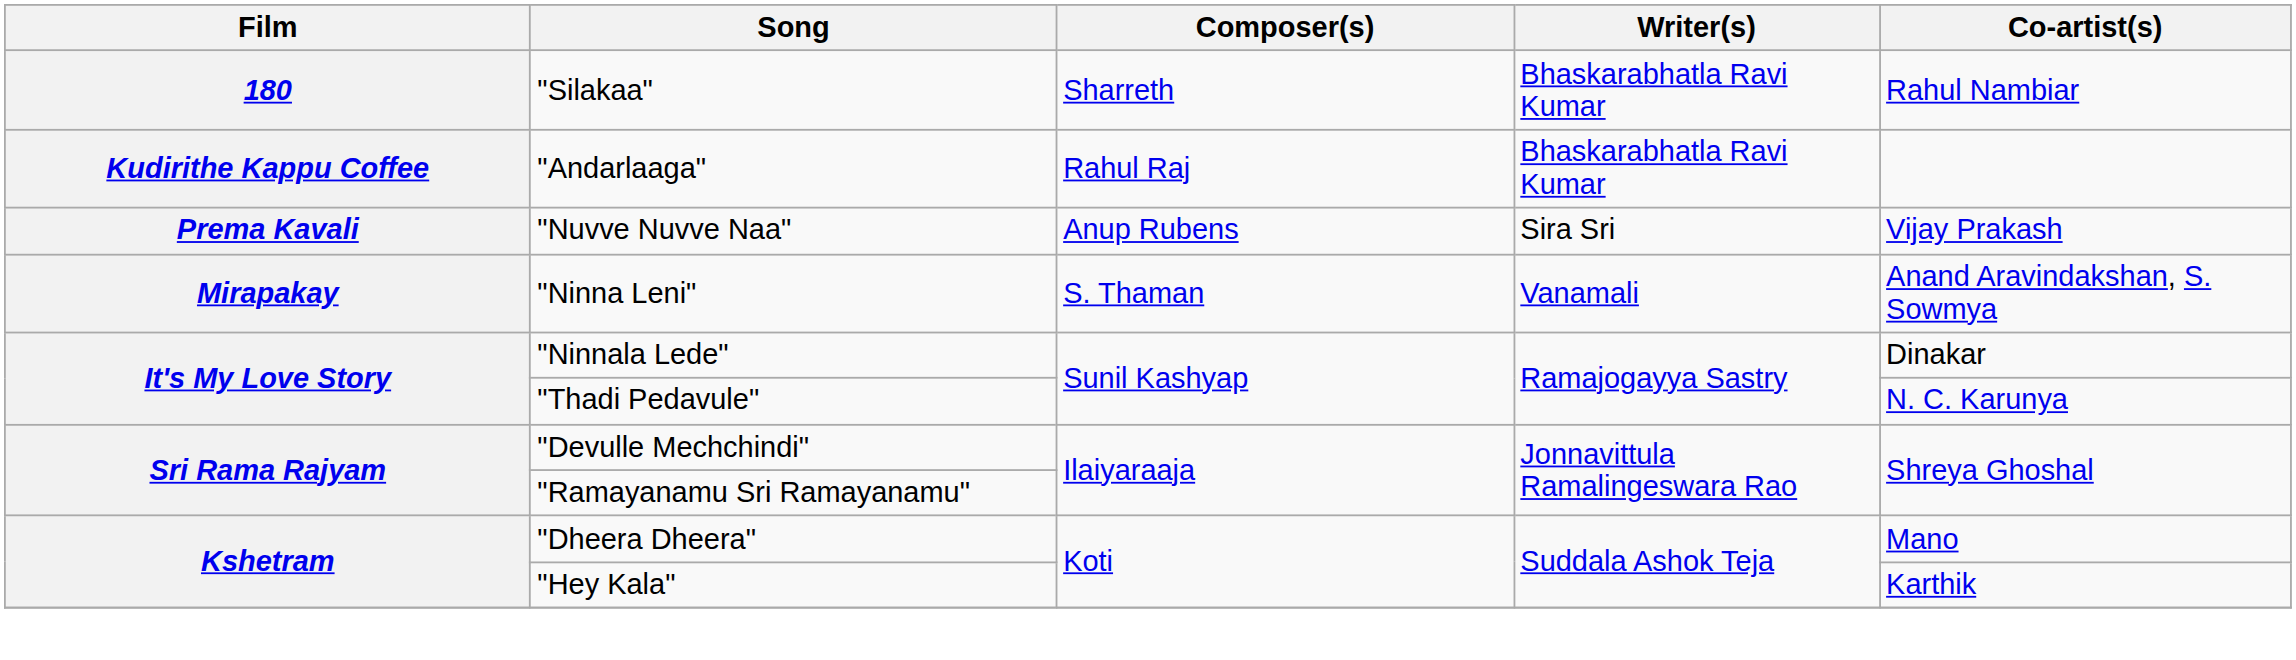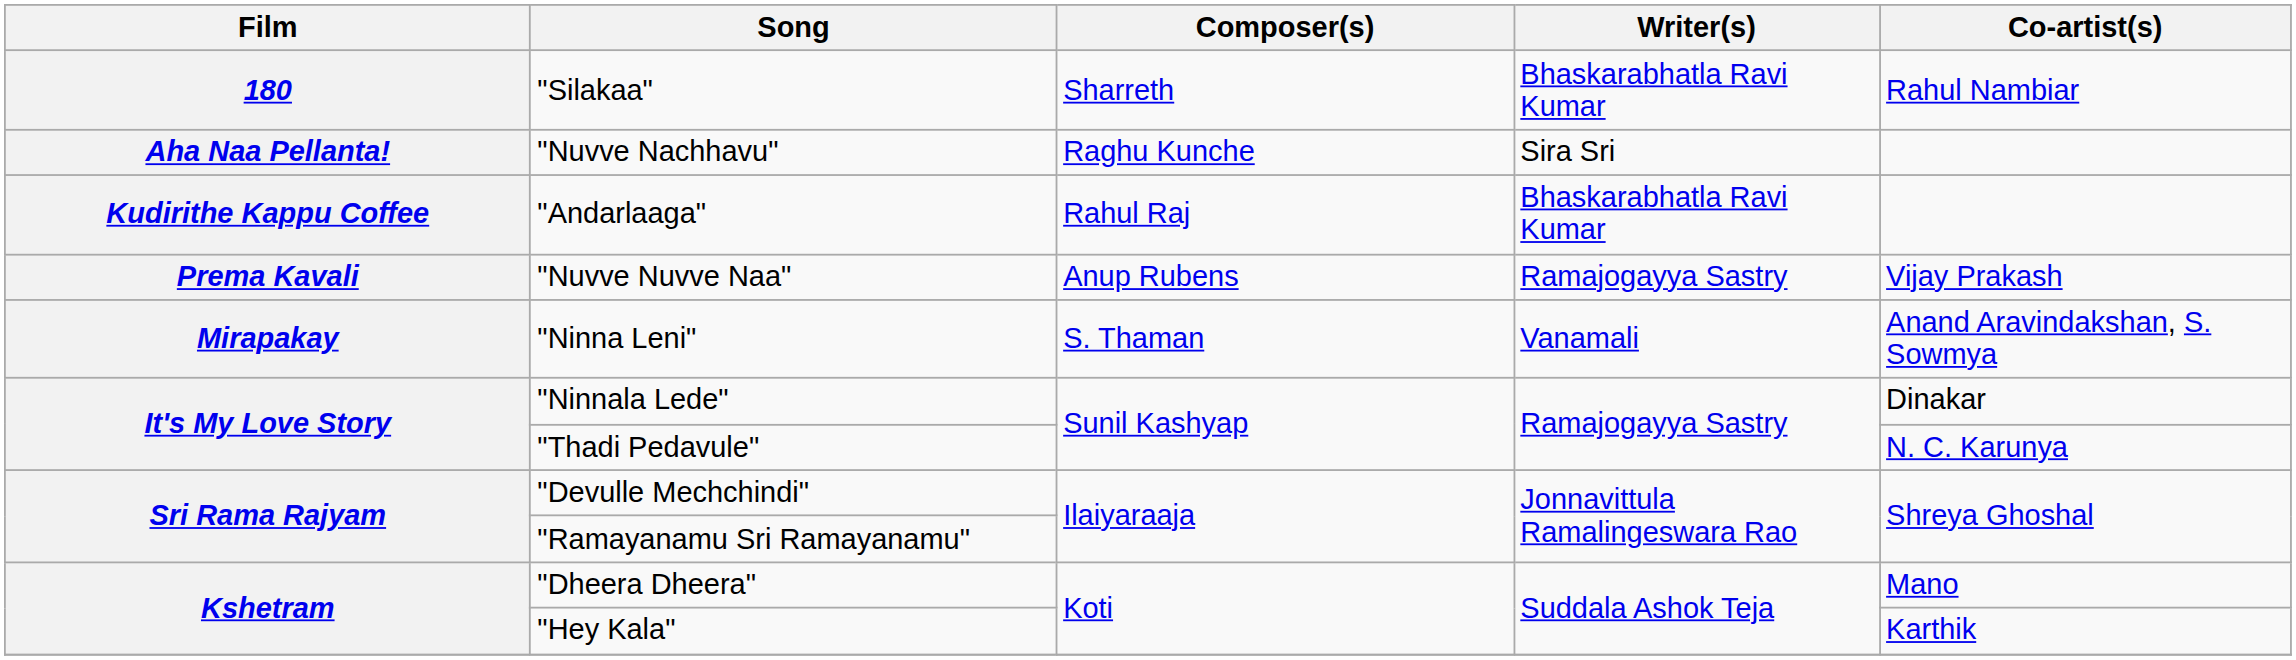+ row: (658, 151)
(1568, 230) Sira Sri -> (1654, 276) Ramajogayya Sastry
